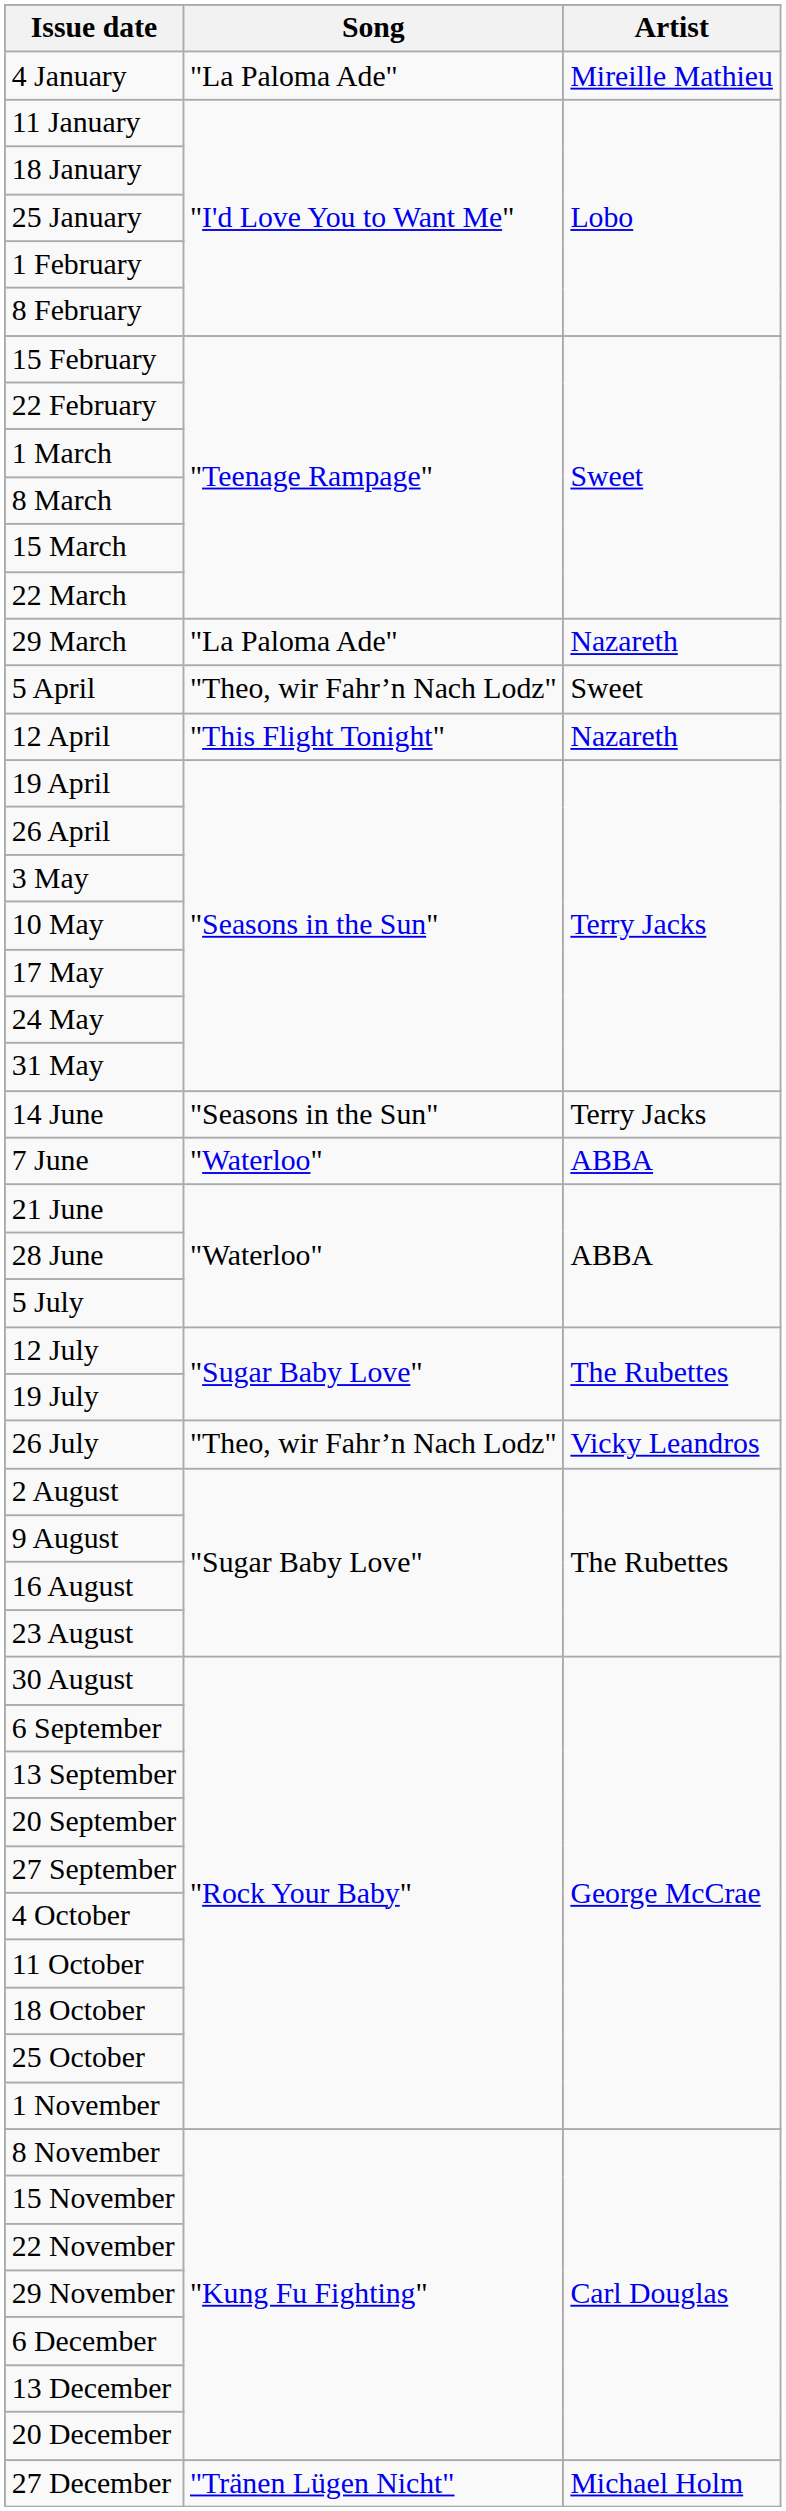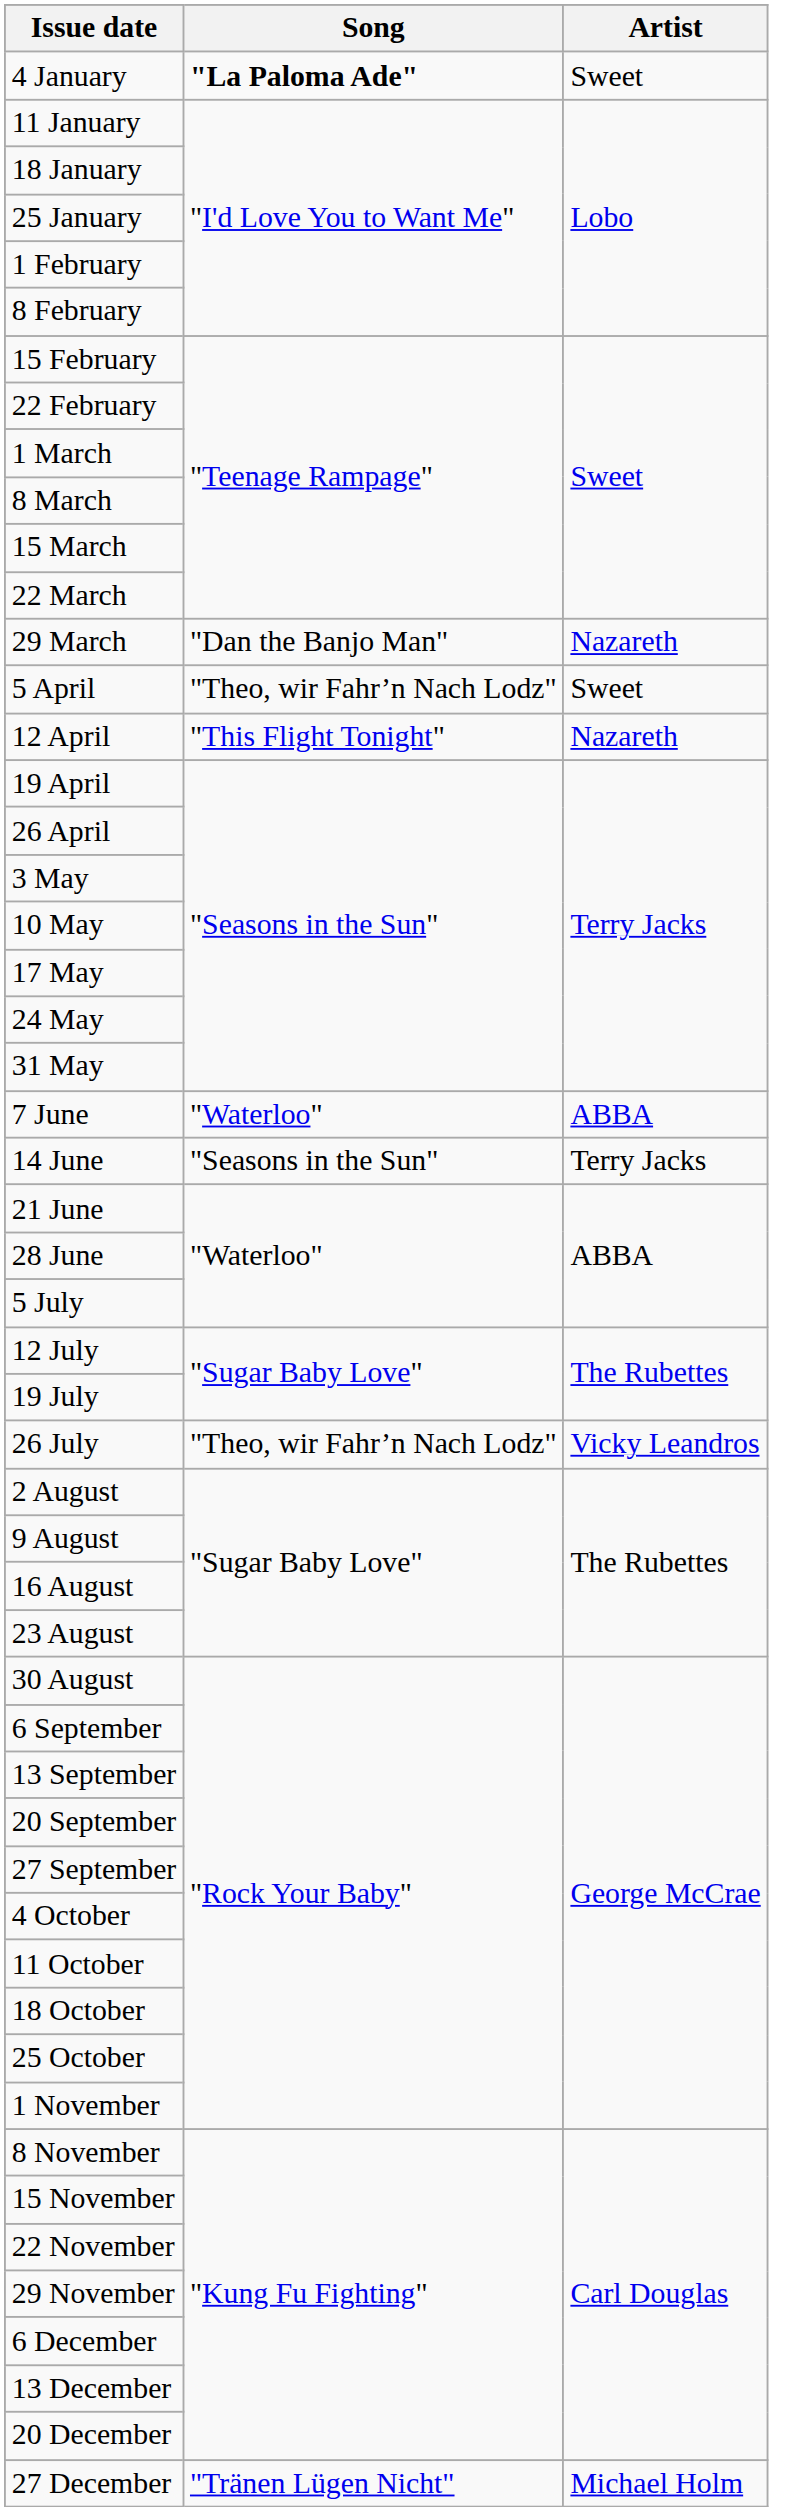(294, 75) normal -> (304, 75) bold
(672, 75) Mireille Mathieu -> (607, 75) Sweet
(294, 641) "La Paloma Ade" -> (319, 641) "Dan the Banjo Man"
rows swapped: (50, 1160) <-> (58, 1113)
